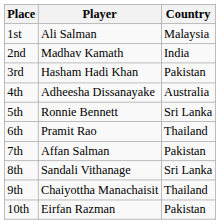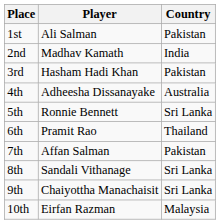(187, 33) Malaysia -> (185, 33) Pakistan
(186, 190) Thailand -> (188, 190) Sri Lanka
(185, 209) Pakistan -> (187, 209) Malaysia
